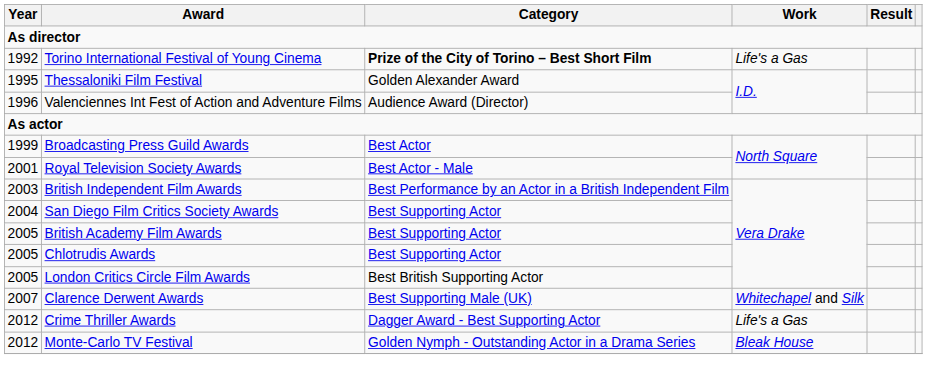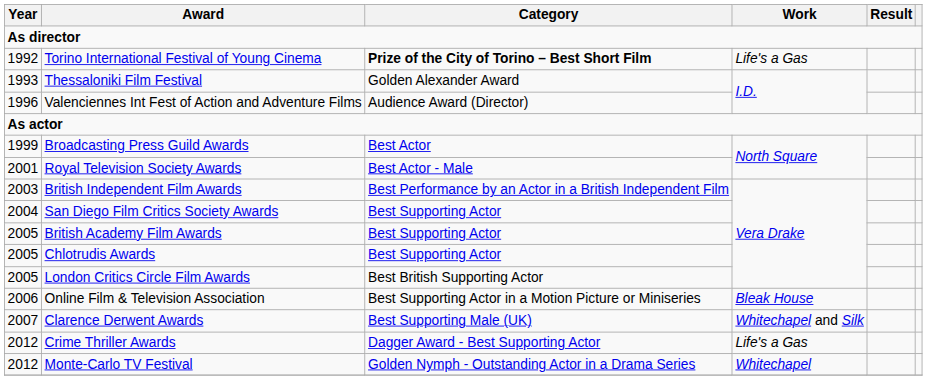(23, 80) 1995 -> (23, 80) 1993
+ row: (155, 299)
(774, 342) Bleak House -> (773, 364) Whitechapel
